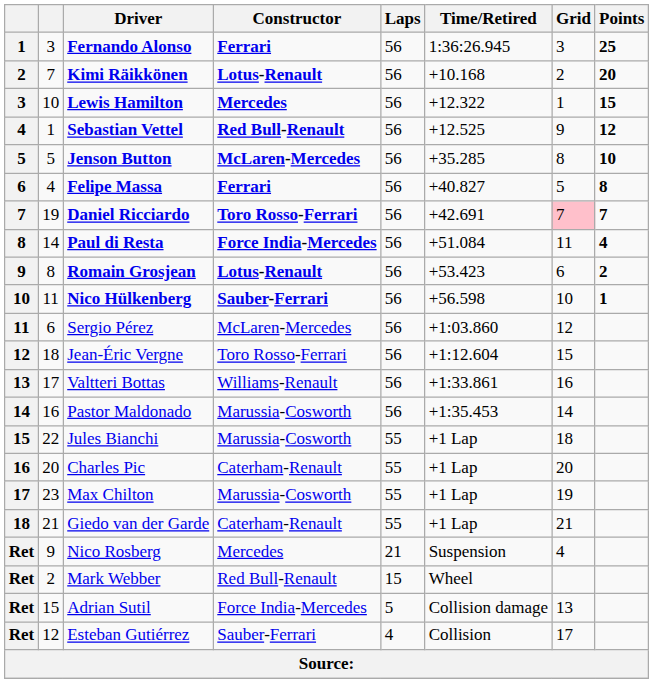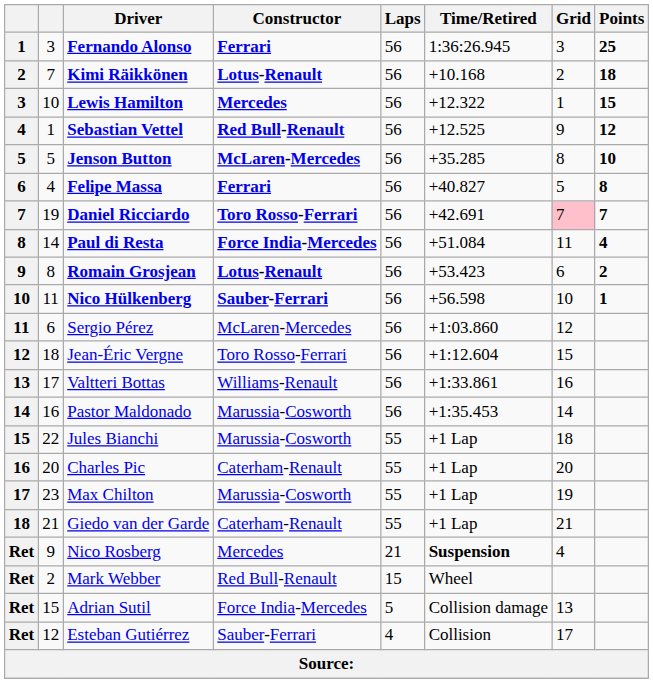(608, 74) 20 -> (608, 74) 18
(467, 551) normal -> (469, 551) bold
